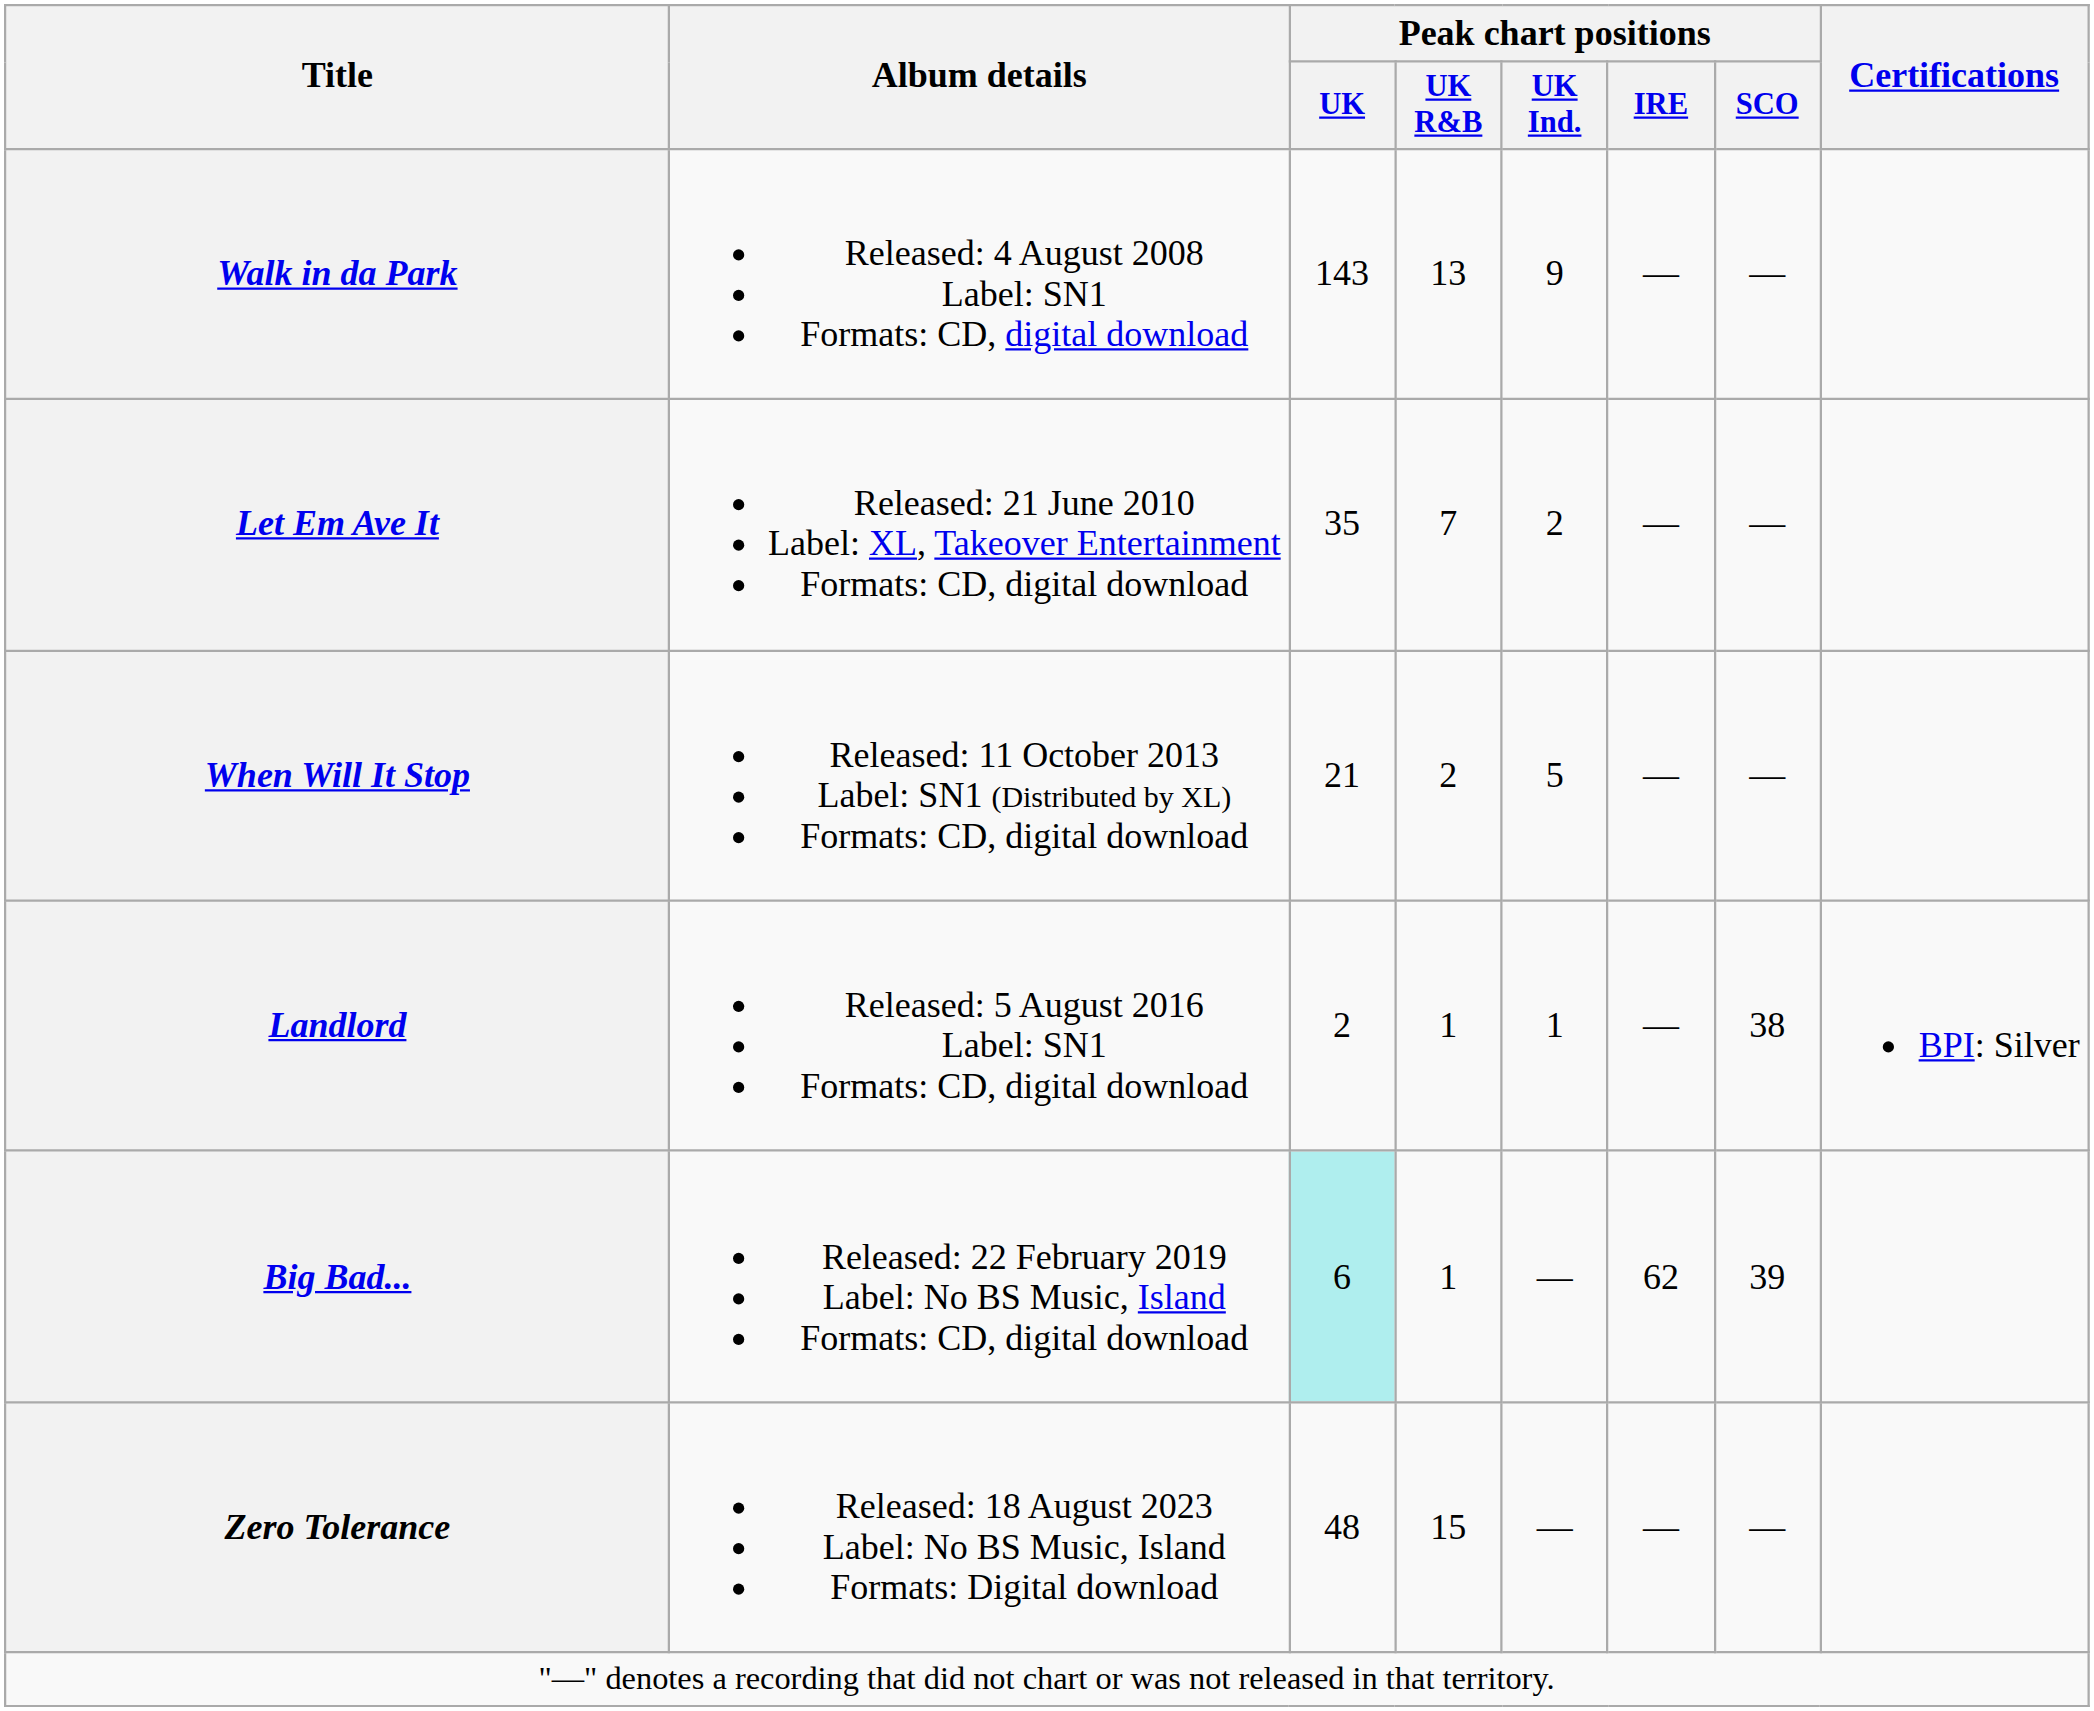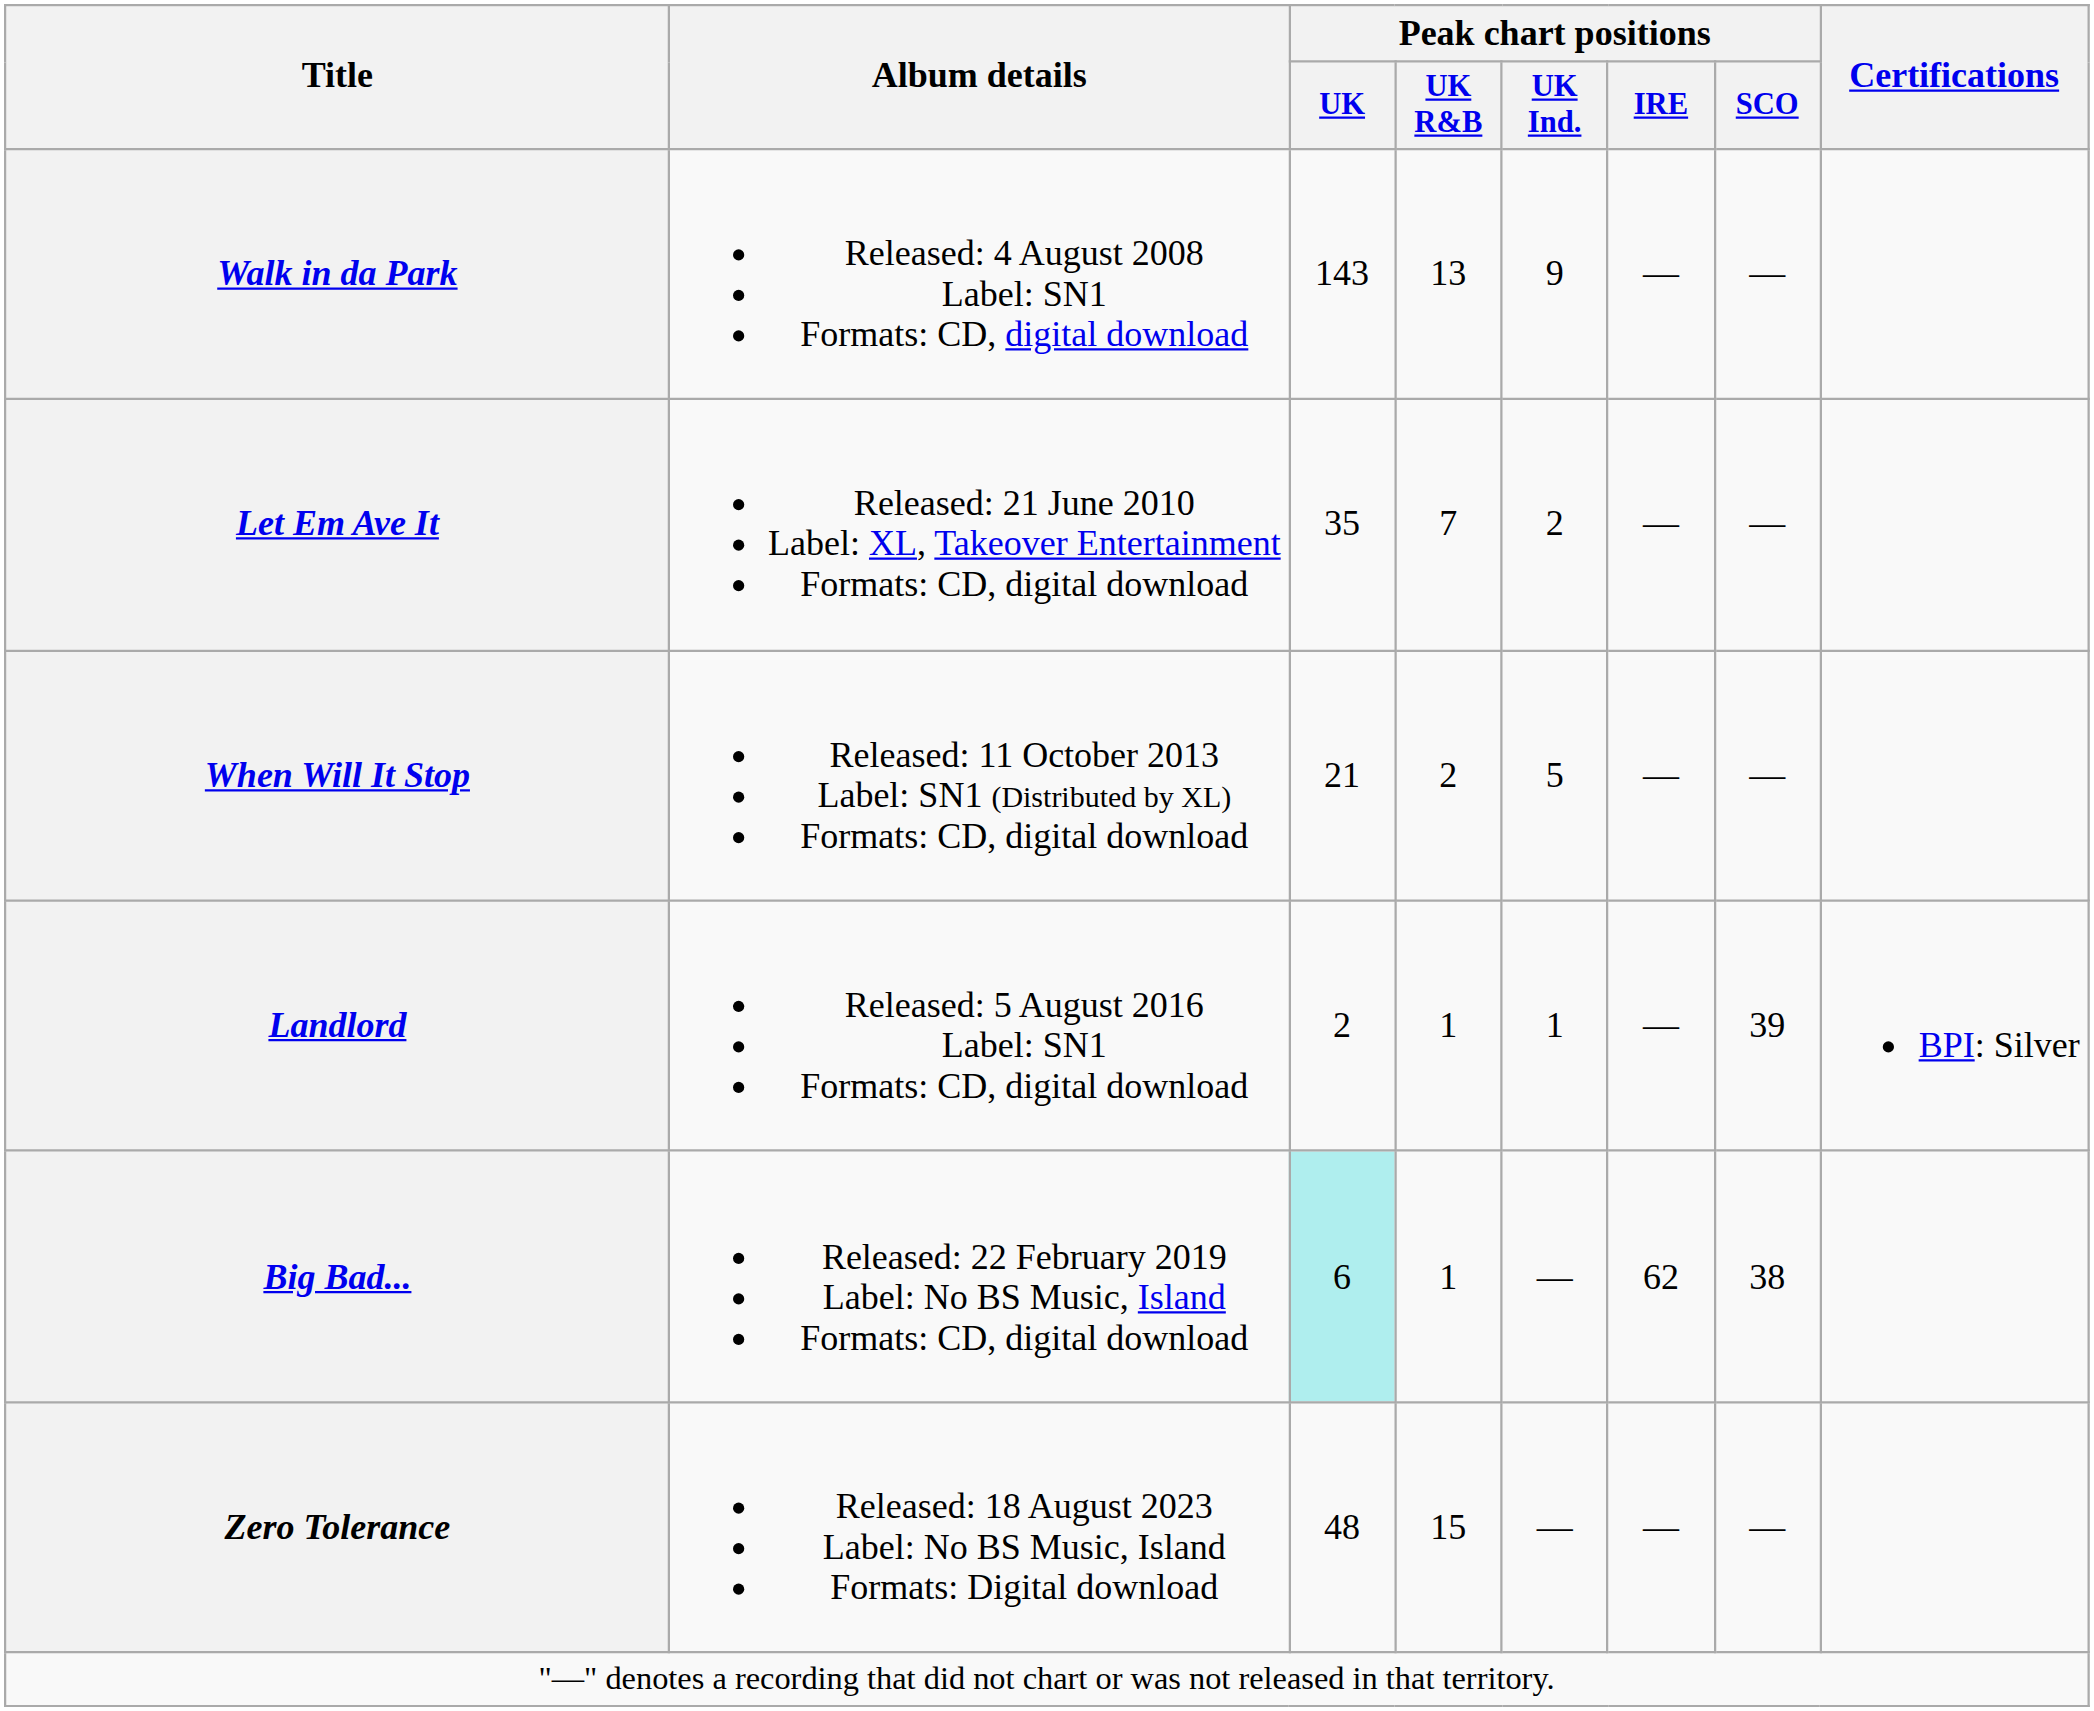(1767, 1025) 38 -> (1767, 1025) 39
(1767, 1275) 39 -> (1767, 1275) 38
